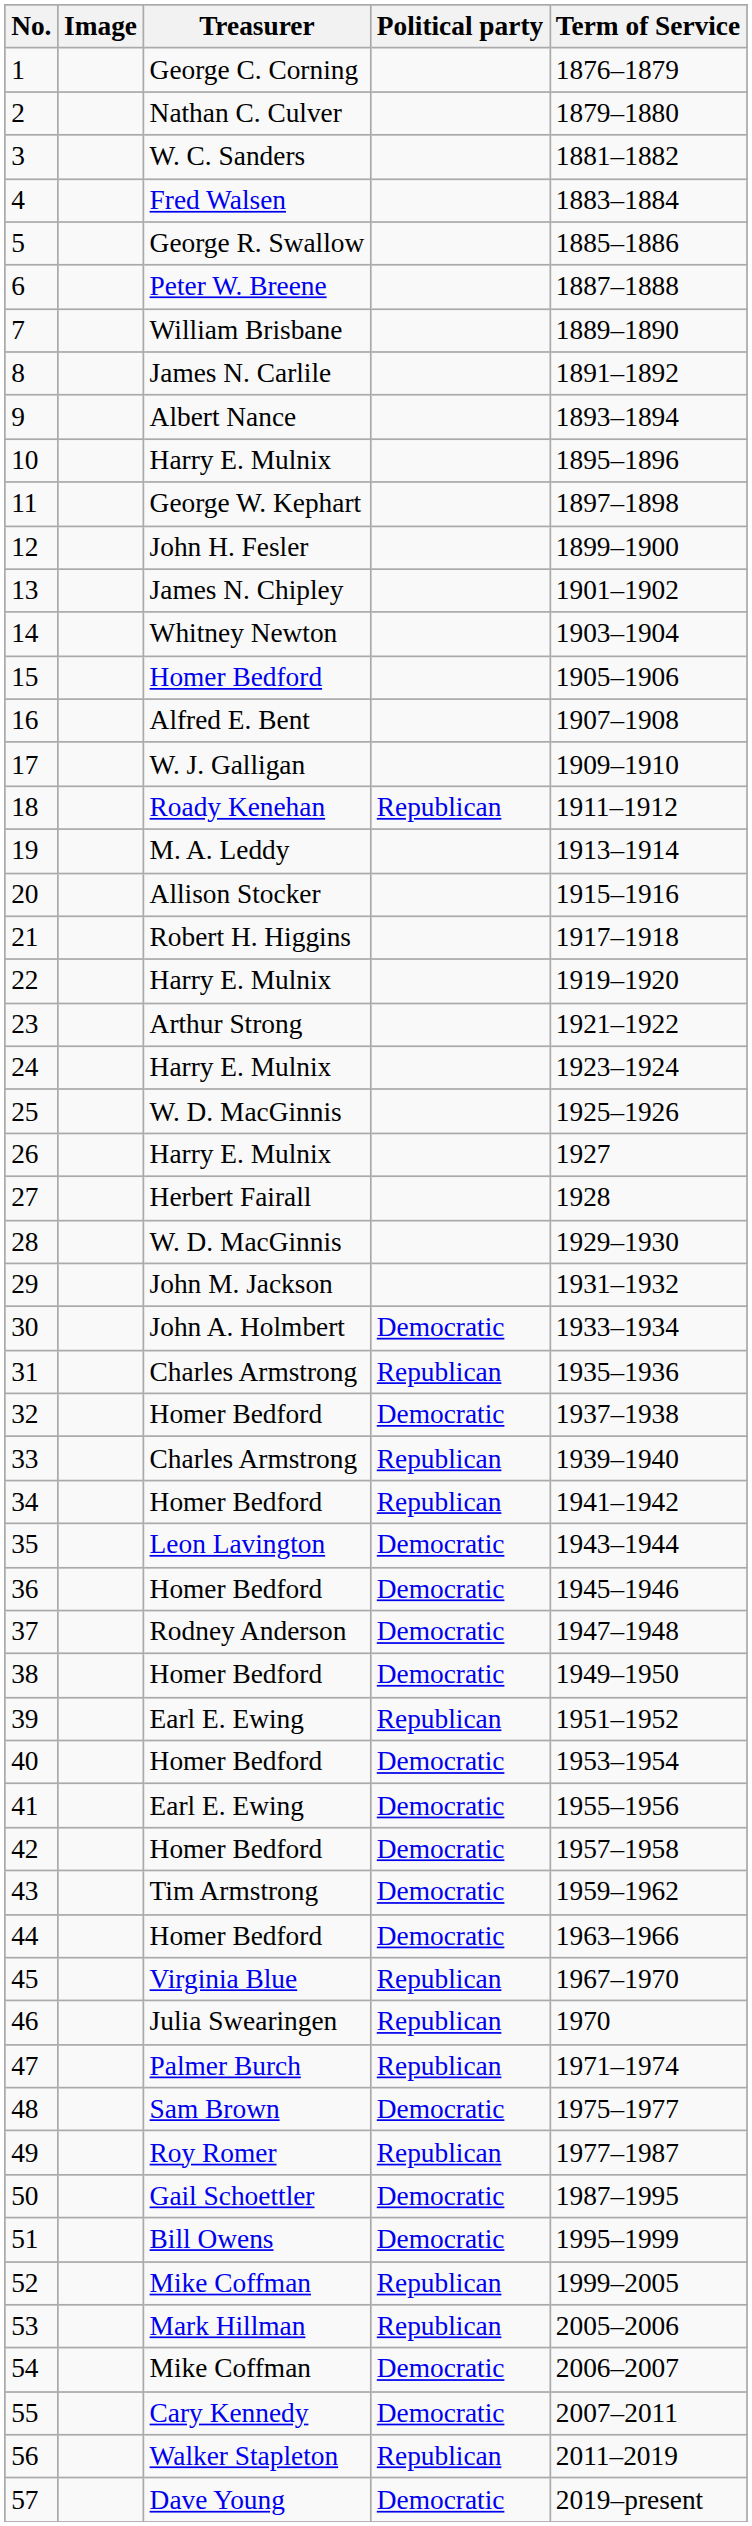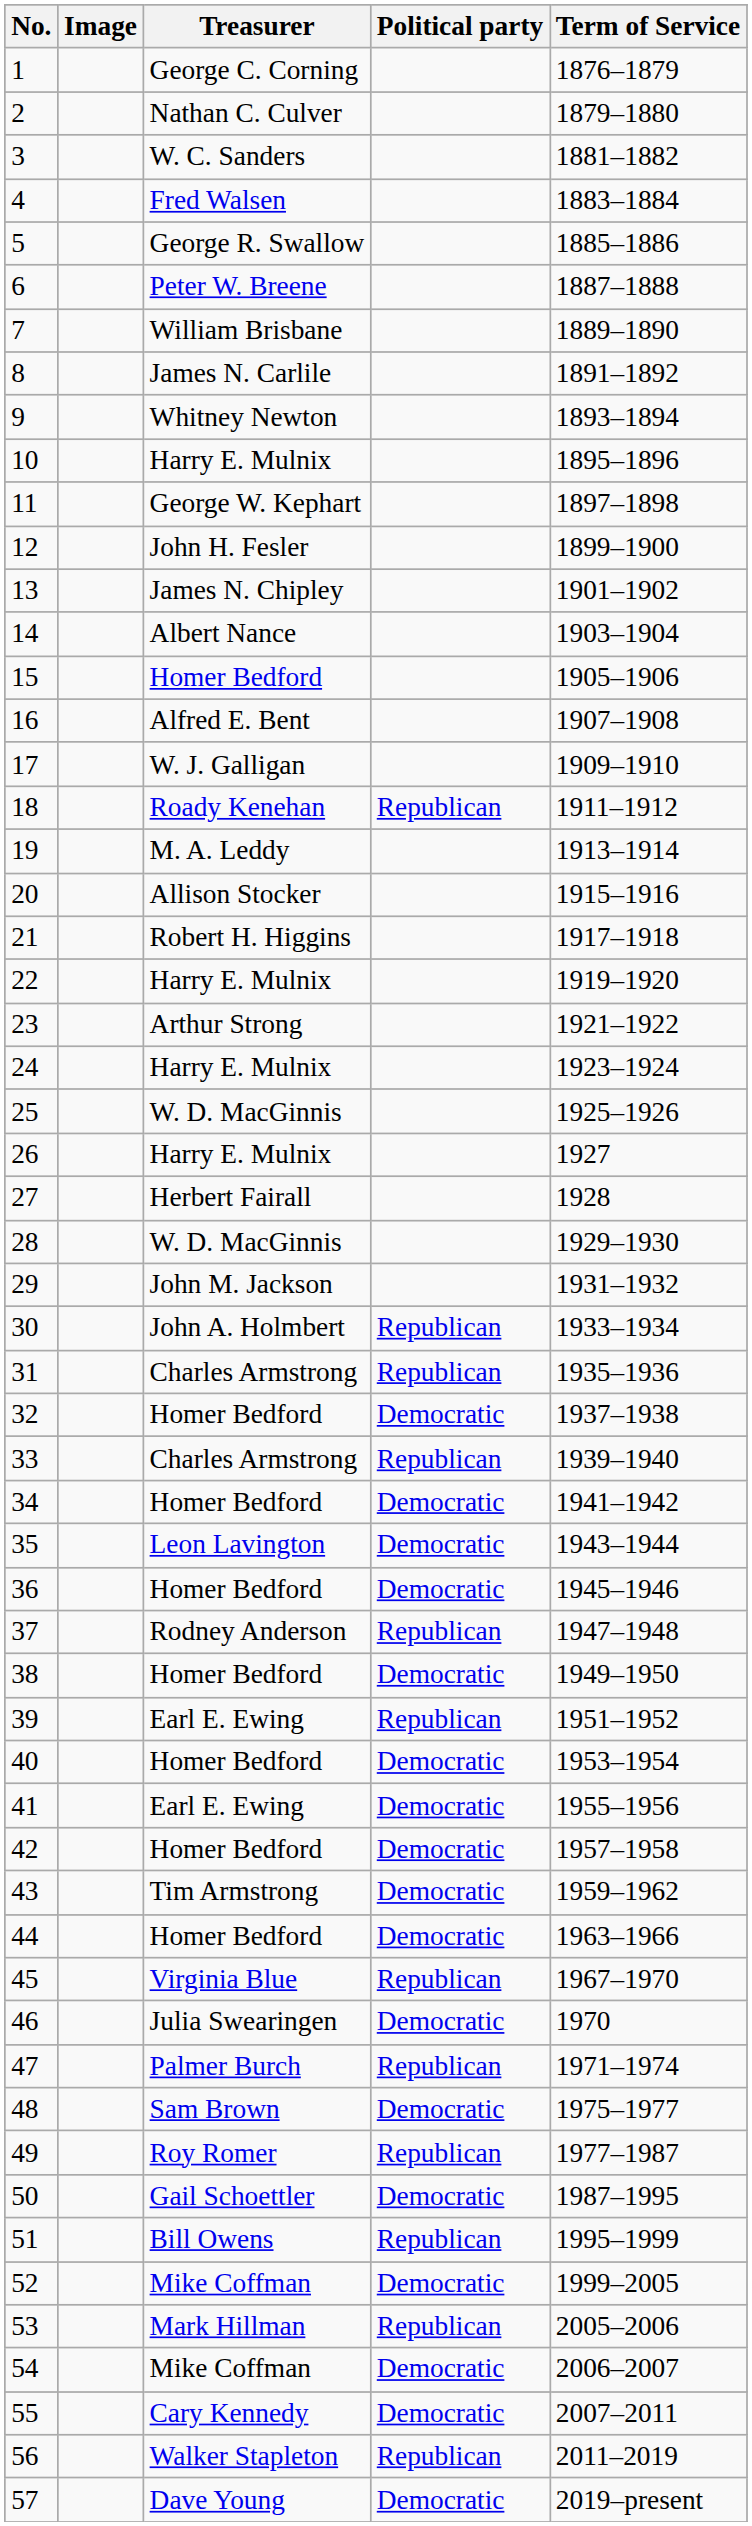(223, 416) Albert Nance -> (243, 416) Whitney Newton
(243, 633) Whitney Newton -> (223, 633) Albert Nance
(441, 1327) Democratic -> (439, 1327) Republican
(439, 1501) Republican -> (441, 1501) Democratic
(441, 1631) Democratic -> (439, 1631) Republican
(439, 2022) Republican -> (441, 2022) Democratic
(441, 2239) Democratic -> (439, 2239) Republican
(439, 2282) Republican -> (441, 2282) Democratic
